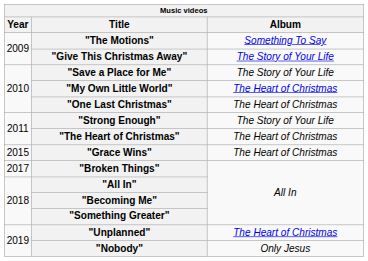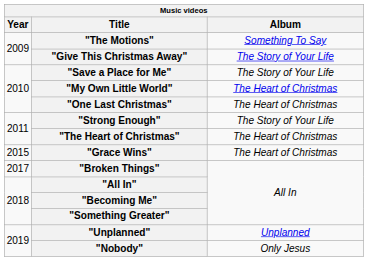(285, 232) The Heart of Christmas -> (285, 232) Unplanned
